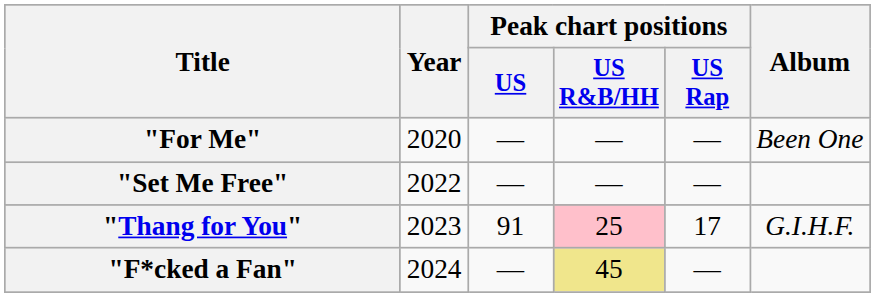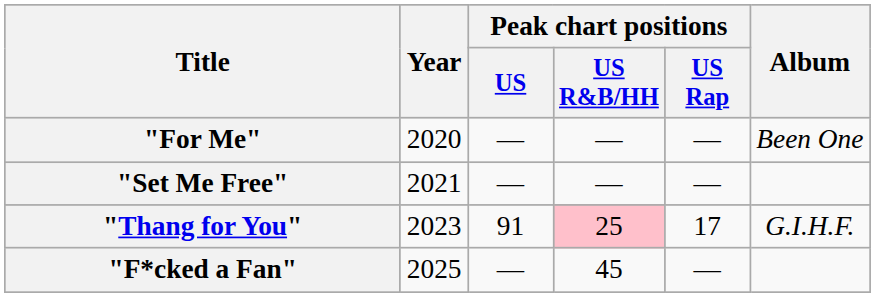(434, 182) 2022 -> (434, 182) 2021
(434, 269) 2024 -> (434, 269) 2025
(609, 269) khaki background -> (609, 269) no background
